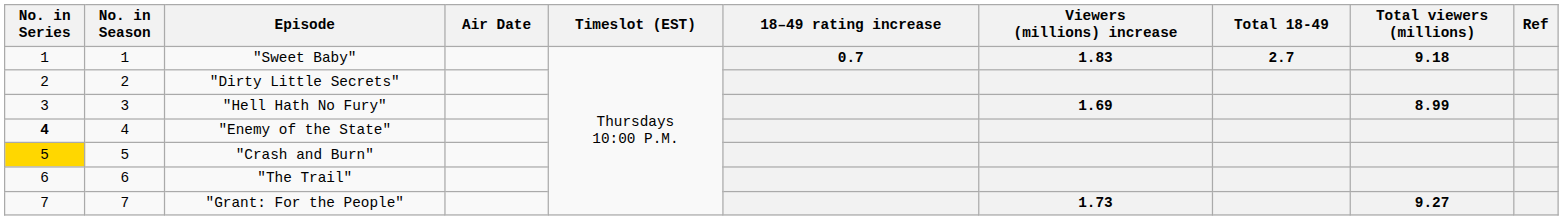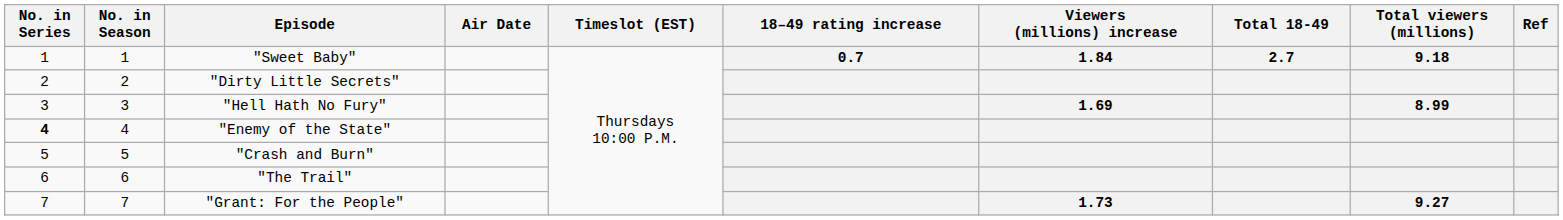(1095, 58) 1.83 -> (1095, 58) 1.84
(45, 154) gold background -> (45, 154) no background
